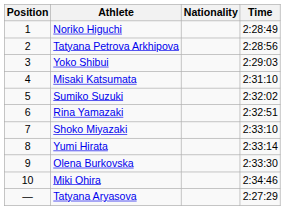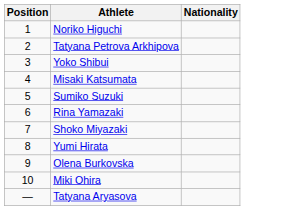- column: (260, 12)
